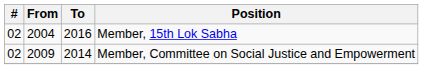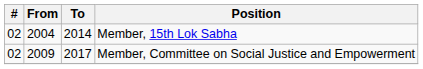(78, 34) 2016 -> (78, 34) 2014
(78, 53) 2014 -> (78, 53) 2017
